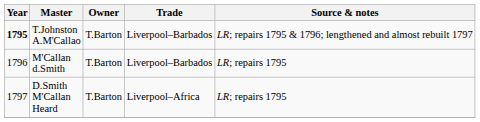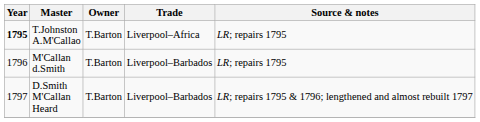(170, 35) Liverpool–Barbados -> (163, 35) Liverpool–Africa
(345, 35) LR; repairs 1795 & 1796; lengthened and almost rebuilt 1797 -> (252, 35) LR; repairs 1795
(163, 97) Liverpool–Africa -> (170, 97) Liverpool–Barbados
(252, 97) LR; repairs 1795 -> (345, 97) LR; repairs 1795 & 1796; lengthened and almost rebuilt 1797
